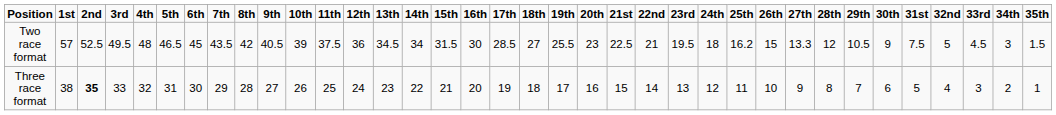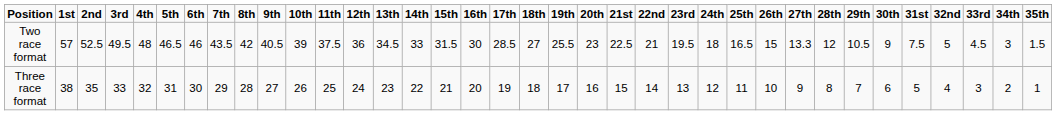(196, 44) 45 -> (196, 44) 46
(417, 44) 34 -> (417, 44) 33
(742, 44) 16.2 -> (742, 44) 16.5
(92, 88) bold -> (92, 88) normal
